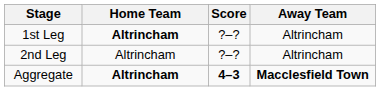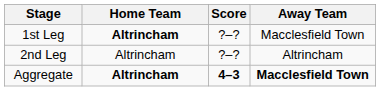(313, 34) Altrincham -> (313, 34) Macclesfield Town
